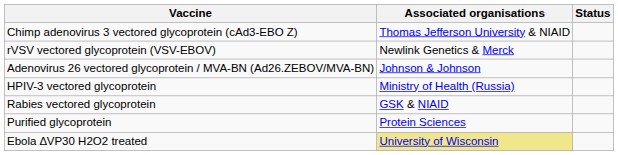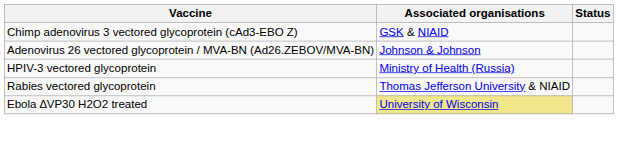(475, 31) Thomas Jefferson University & NIAID -> (414, 31) GSK & NIAID
- row: (111, 50)
(414, 104) GSK & NIAID -> (475, 86) Thomas Jefferson University & NIAID
- row: (59, 123)
